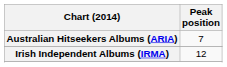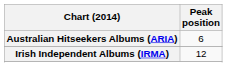(201, 38) 7 -> (201, 38) 6
